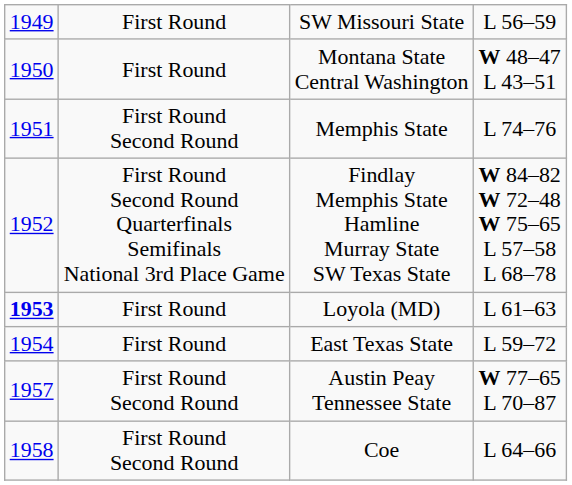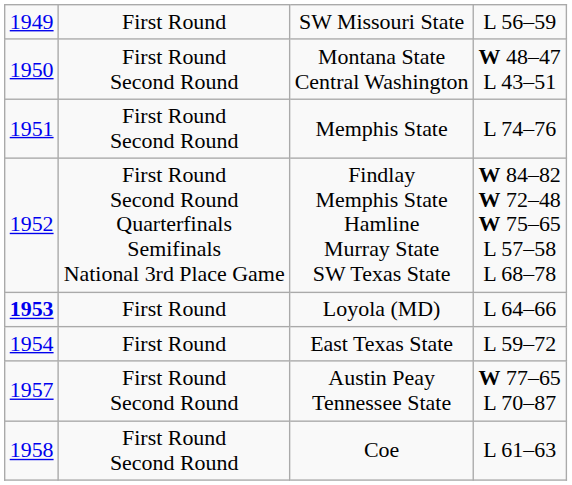(174, 68) First Round -> (174, 68) First Round Second Round
(520, 308) L 61–63 -> (520, 308) L 64–66
(520, 450) L 64–66 -> (520, 450) L 61–63
